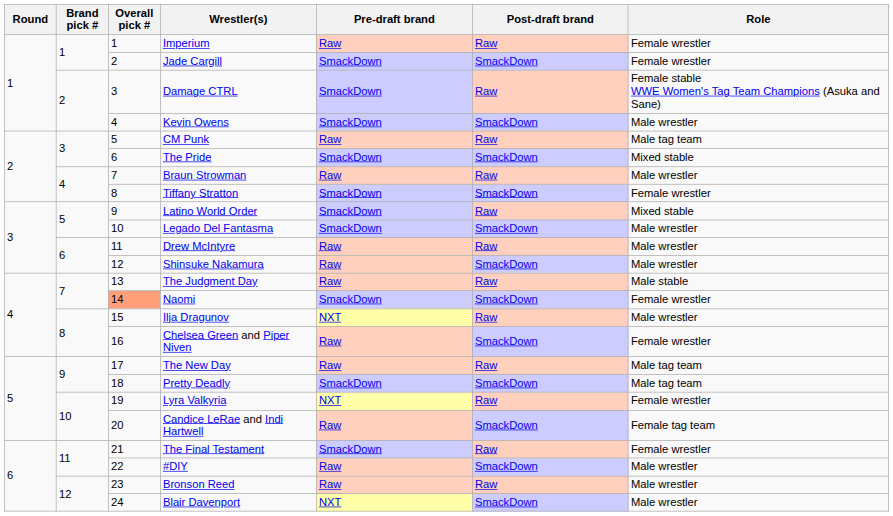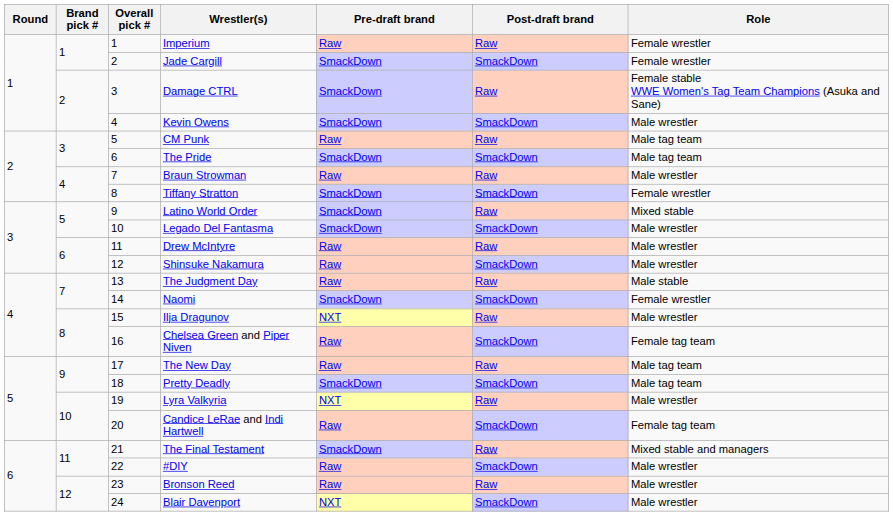(662, 157) Mixed stable -> (666, 157) Male tag team
(117, 299) lightsalmon background -> (117, 299) no background
(671, 341) Female wrestler -> (673, 341) Female tag team
(671, 401) Female wrestler -> (664, 401) Male wrestler
(671, 449) Female wrestler -> (700, 449) Mixed stable and managers
